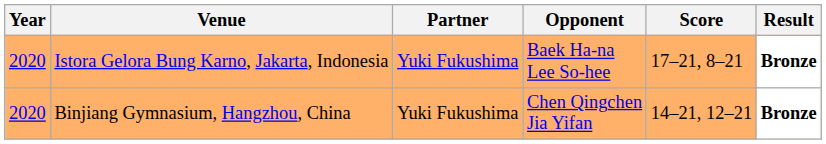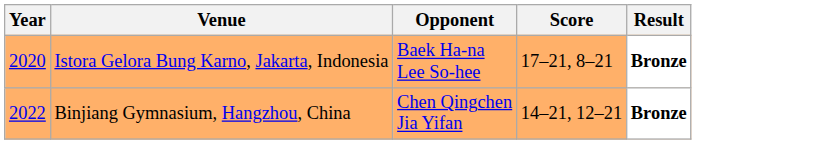- column: (458, 20)
(27, 113) 2020 -> (27, 113) 2022
